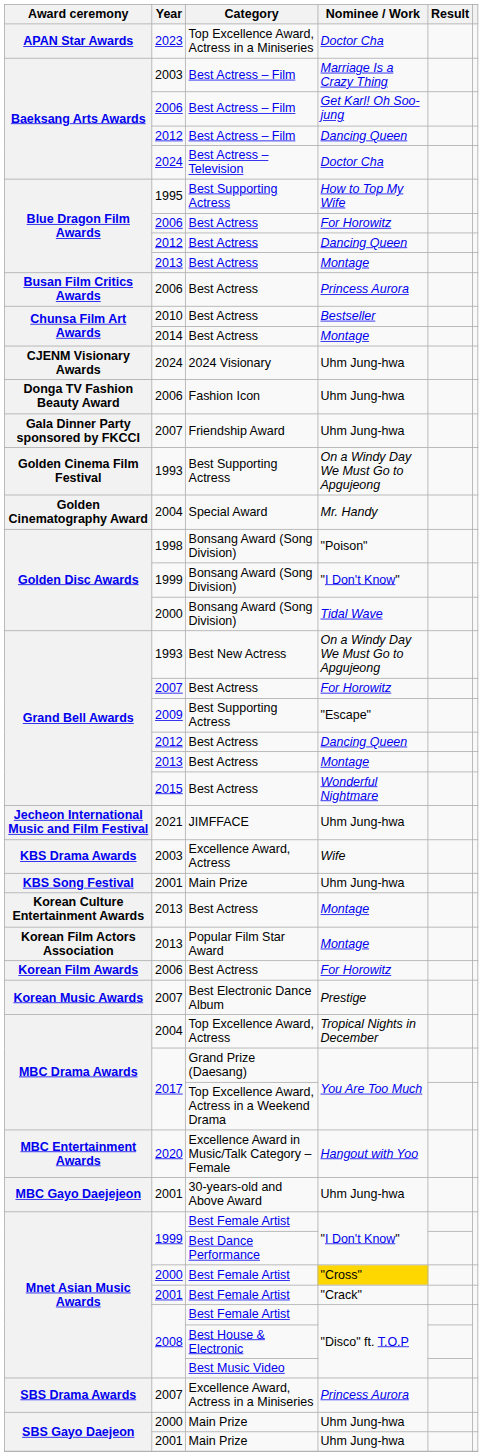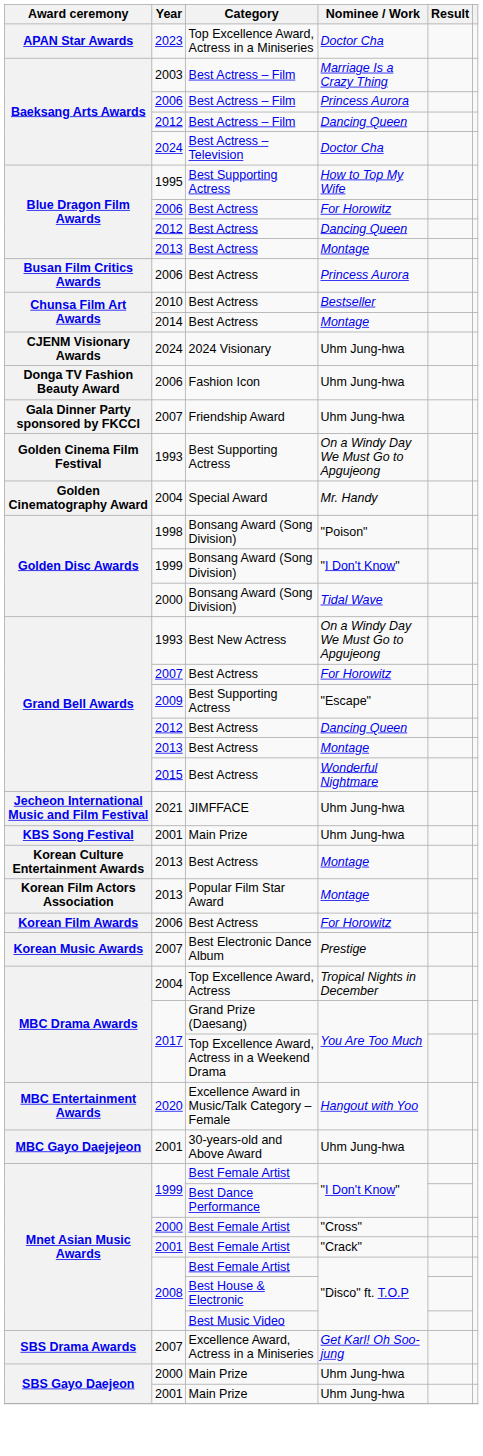(370, 108) Get Karl! Oh Soo-jung -> (365, 101) Princess Aurora
- row: (169, 856)
(341, 1275) gold background -> (341, 1227) no background
(365, 1395) Princess Aurora -> (370, 1347) Get Karl! Oh Soo-jung
